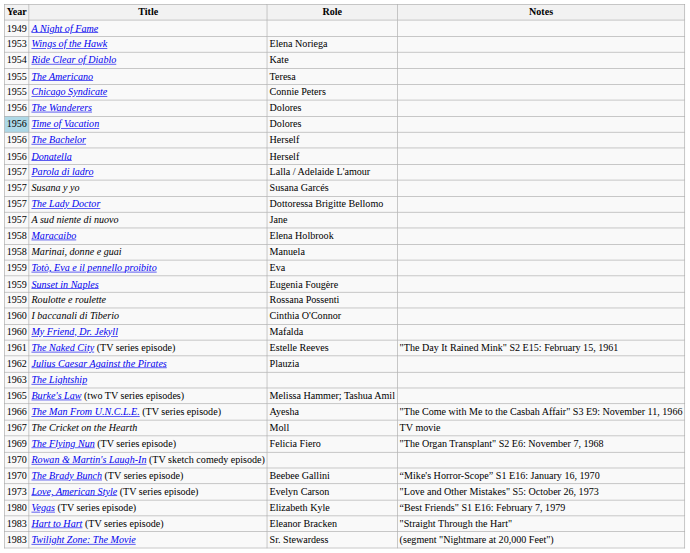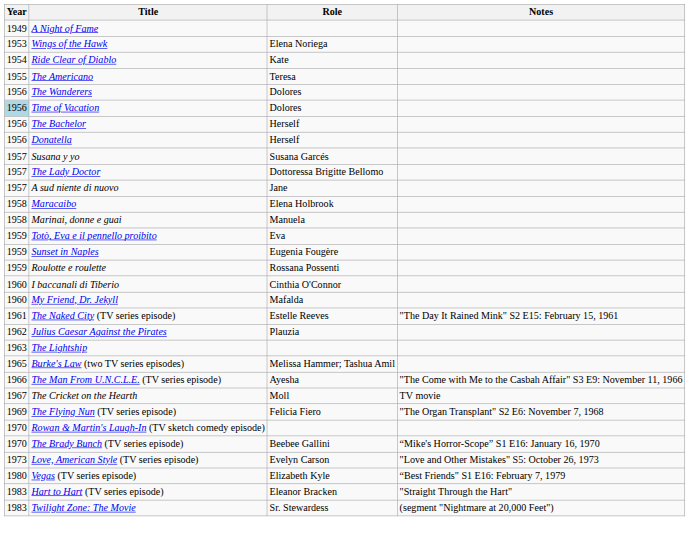- row: (69, 92)
- row: (62, 172)
